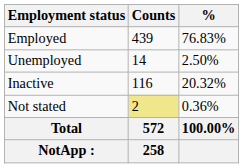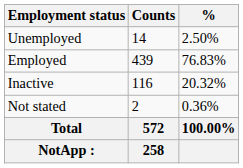rows swapped: (37, 38) <-> (45, 60)
(135, 106) khaki background -> (135, 106) no background
